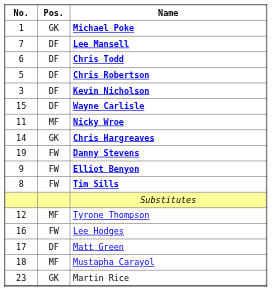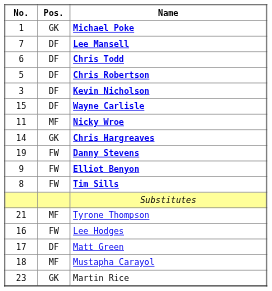(21, 216) 12 -> (21, 216) 21
